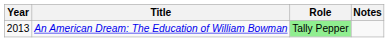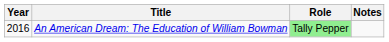(18, 28) 2013 -> (18, 28) 2016
